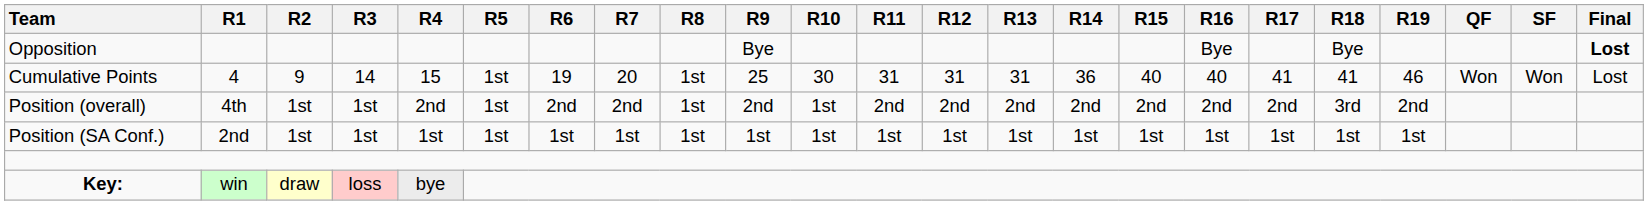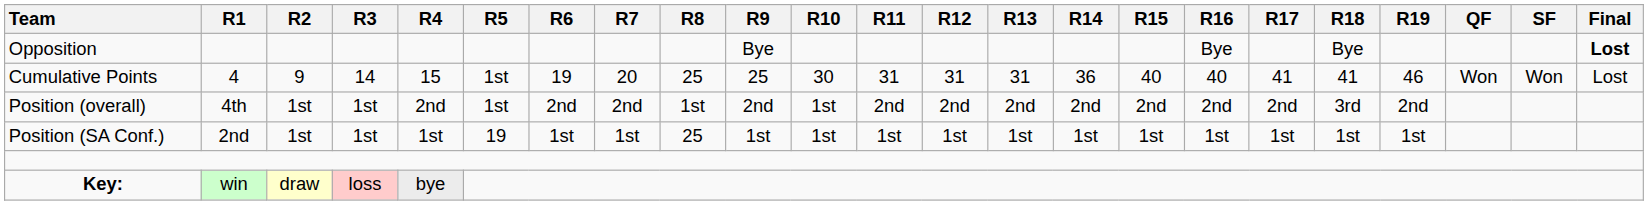(693, 77) 1st -> (693, 77) 25
(496, 135) 1st -> (496, 135) 19
(693, 135) 1st -> (693, 135) 25
